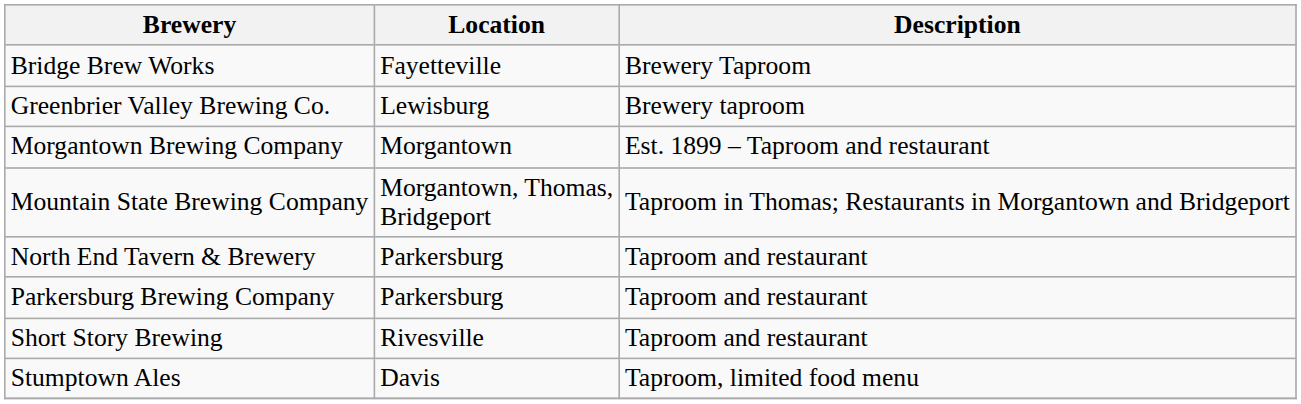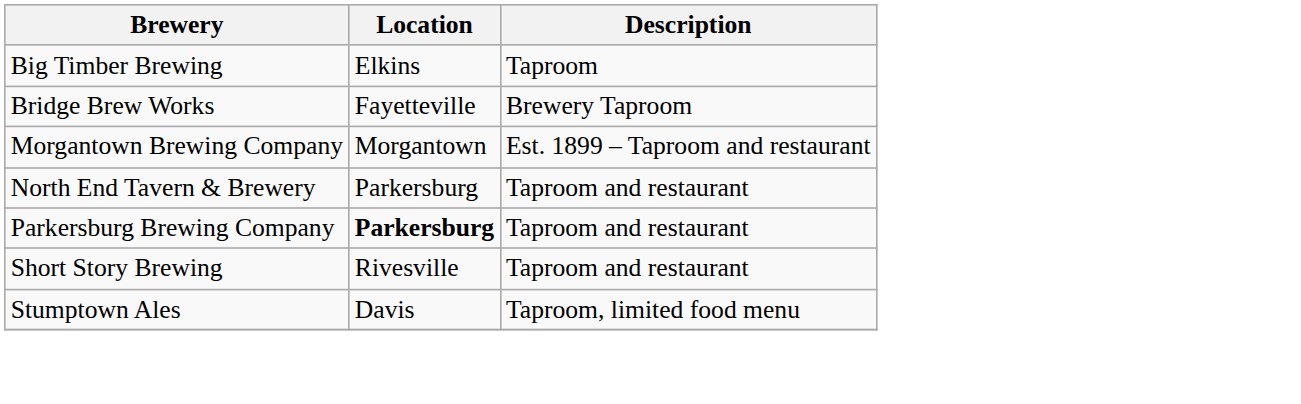+ row: (117, 65)
- row: (170, 106)
- row: (190, 201)
(442, 297) normal -> (424, 227) bold
